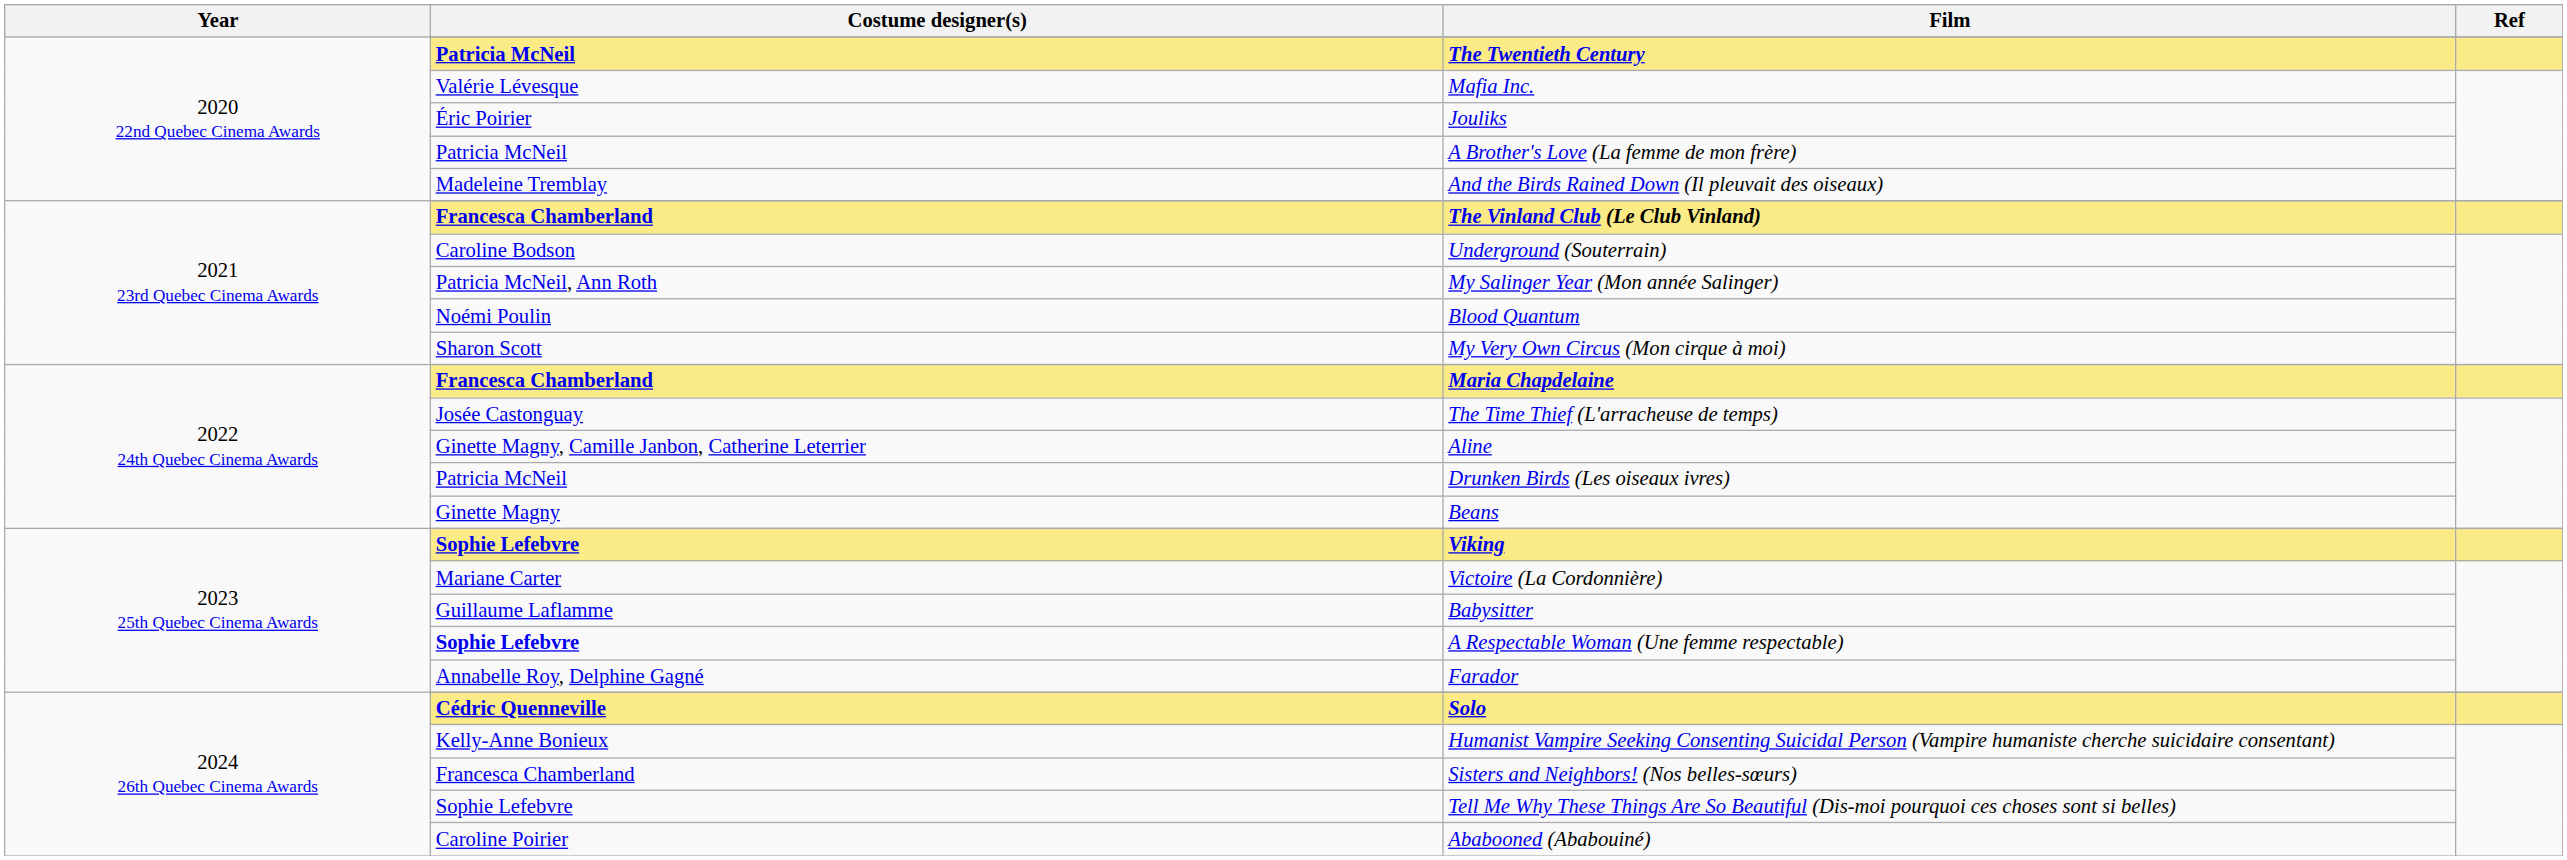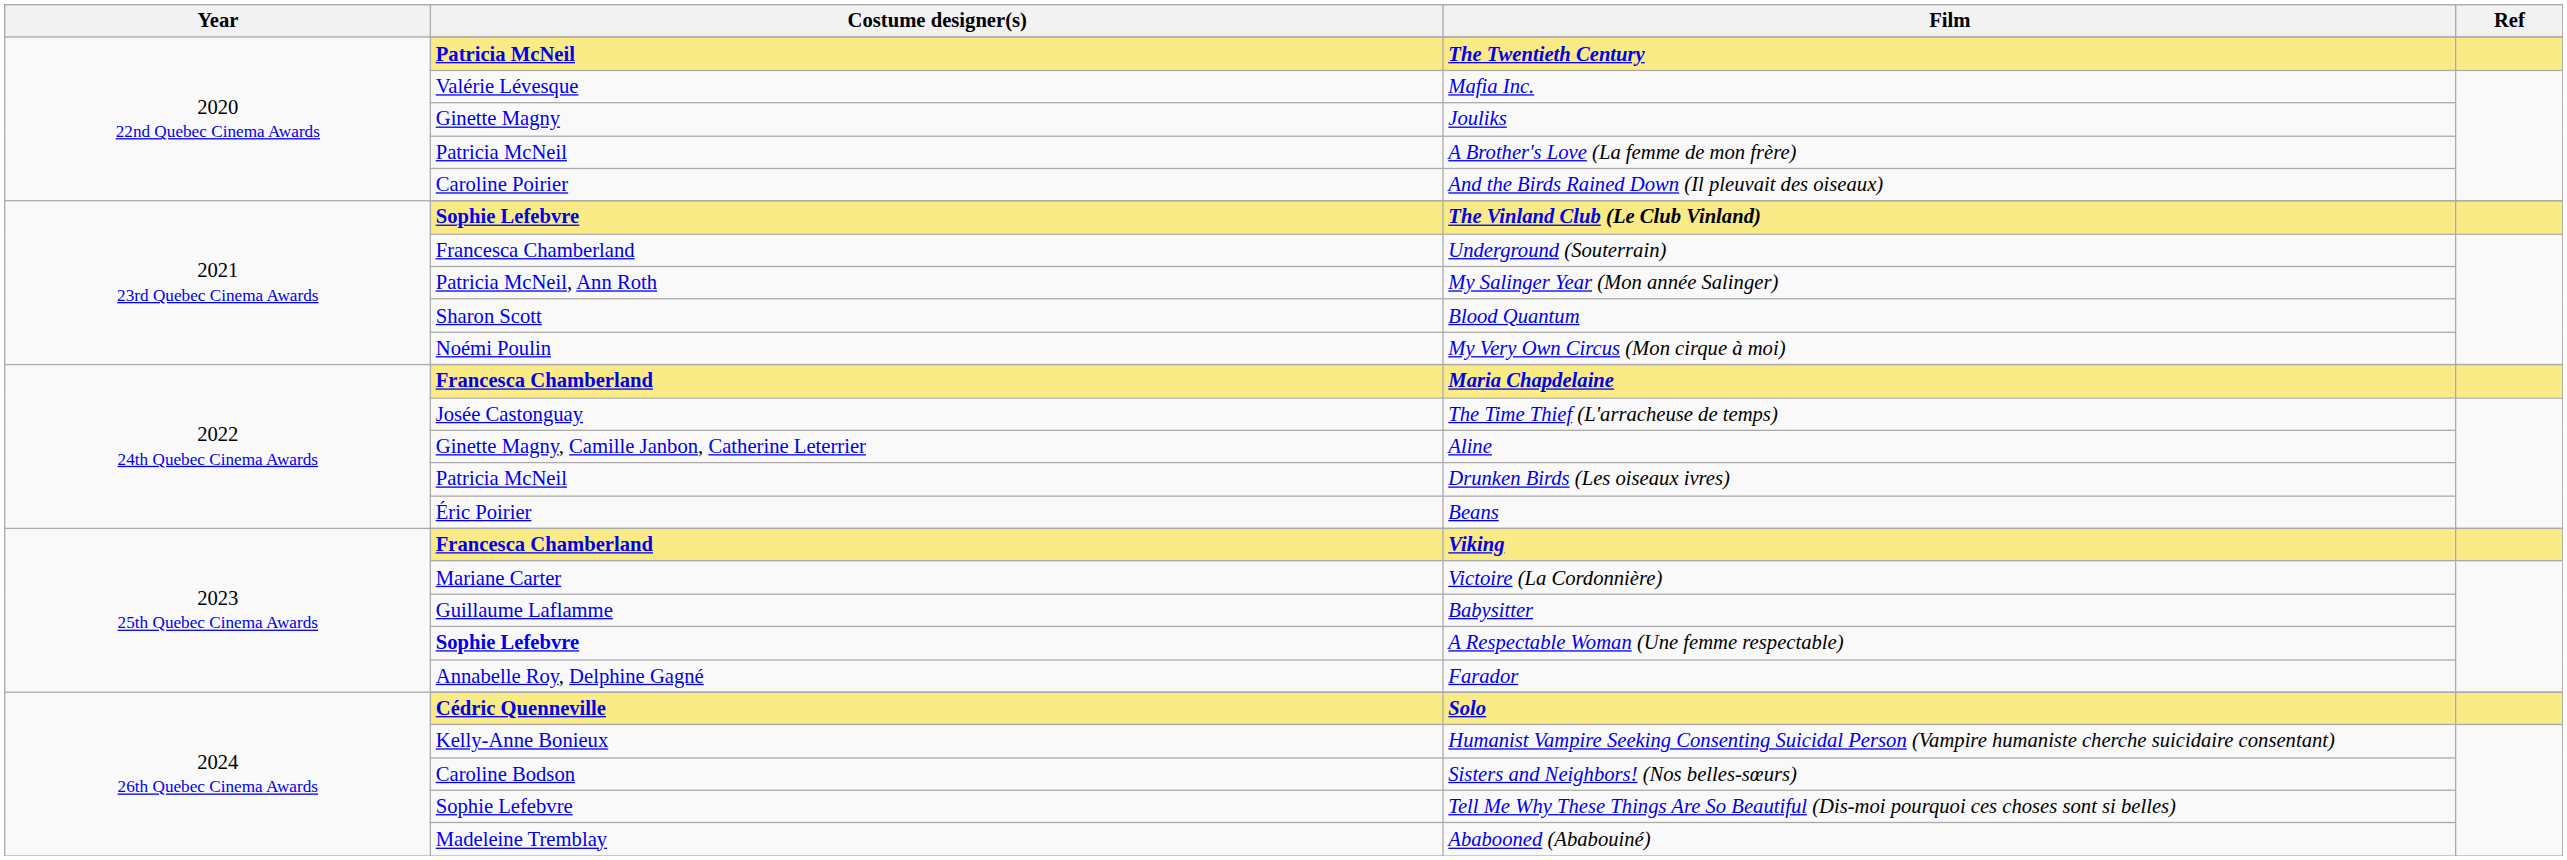(484, 119) Éric Poirier -> (498, 119) Ginette Magny
(521, 184) Madeleine Tremblay -> (502, 184) Caroline Poirier
(544, 217) Francesca Chamberland -> (507, 217) Sophie Lefebvre
(505, 250) Caroline Bodson -> (535, 250) Francesca Chamberland
(493, 315) Noémi Poulin -> (489, 315) Sharon Scott
(489, 348) Sharon Scott -> (493, 348) Noémi Poulin
(498, 511) Ginette Magny -> (484, 511) Éric Poirier
(507, 544) Sophie Lefebvre -> (544, 544) Francesca Chamberland
(535, 773) Francesca Chamberland -> (505, 773) Caroline Bodson
(502, 839) Caroline Poirier -> (521, 839) Madeleine Tremblay
